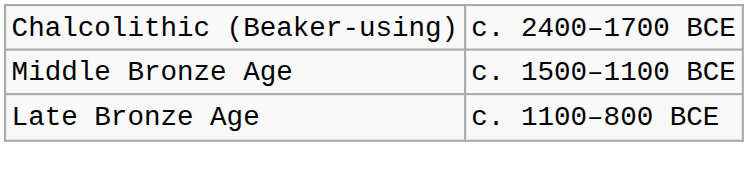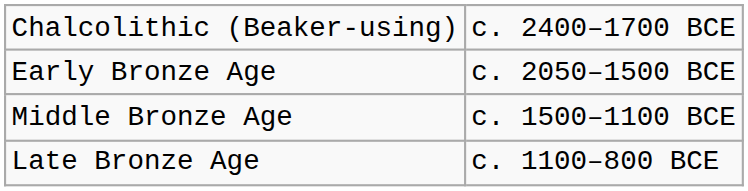+ row: (144, 72)
